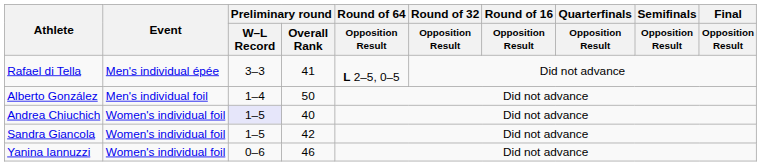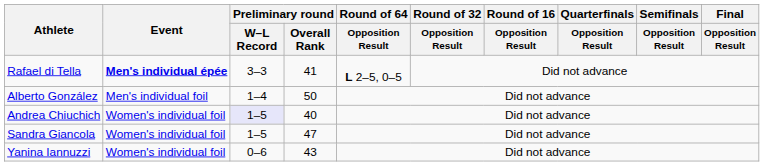(162, 71) normal -> (167, 71) bold
(308, 134) 42 -> (310, 134) 47
(308, 152) 46 -> (310, 152) 43
